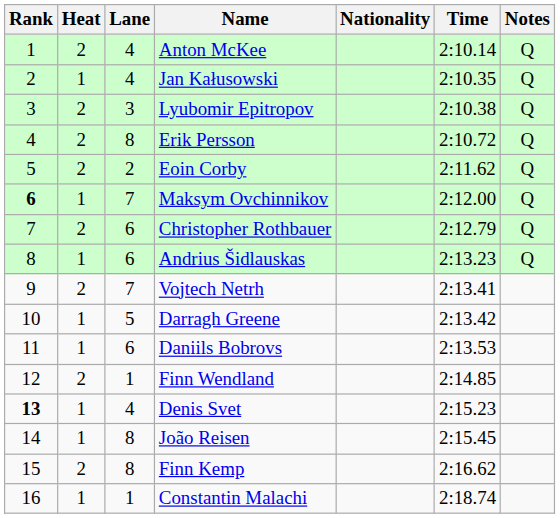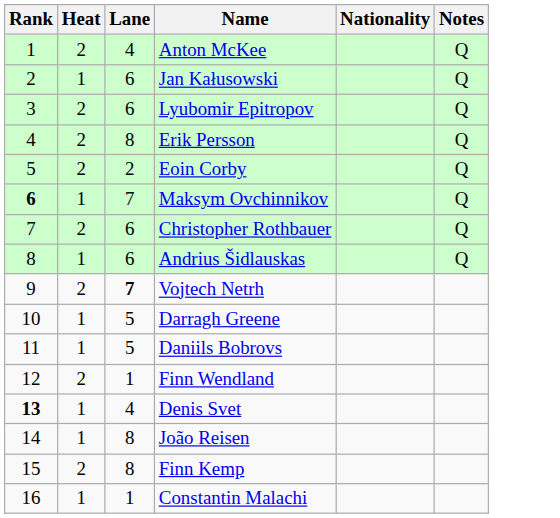- column: (468, 19)
(130, 79) 4 -> (130, 79) 6
(130, 109) 3 -> (130, 109) 6
(130, 288) normal -> (130, 288) bold
(130, 348) 6 -> (130, 348) 5
